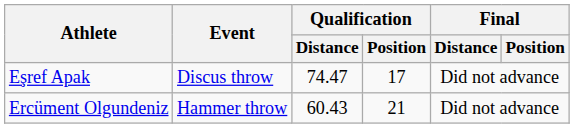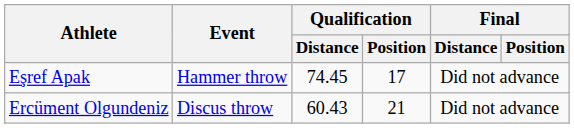(225, 78) Discus throw -> (232, 78) Hammer throw
(327, 78) 74.47 -> (327, 78) 74.45
(232, 108) Hammer throw -> (225, 108) Discus throw
